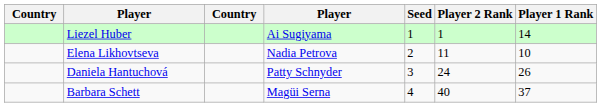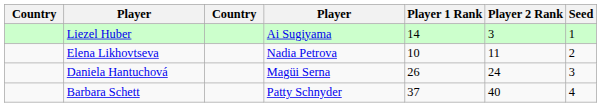columns swapped: (556, 14) <-> (420, 14)
(441, 33) 1 -> (491, 33) 3
(304, 72) Patty Schnyder -> (298, 72) Magüi Serna
(298, 92) Magüi Serna -> (304, 92) Patty Schnyder
